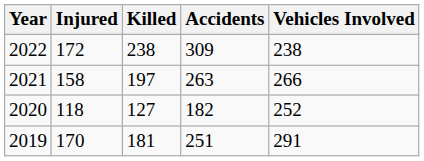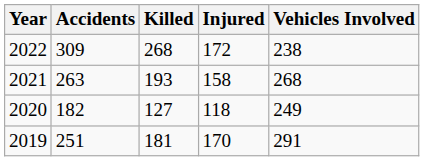columns swapped: (225, 19) <-> (87, 19)
(141, 49) 238 -> (158, 49) 268
(141, 79) 197 -> (158, 79) 193
(288, 79) 266 -> (288, 79) 268
(288, 110) 252 -> (288, 110) 249
